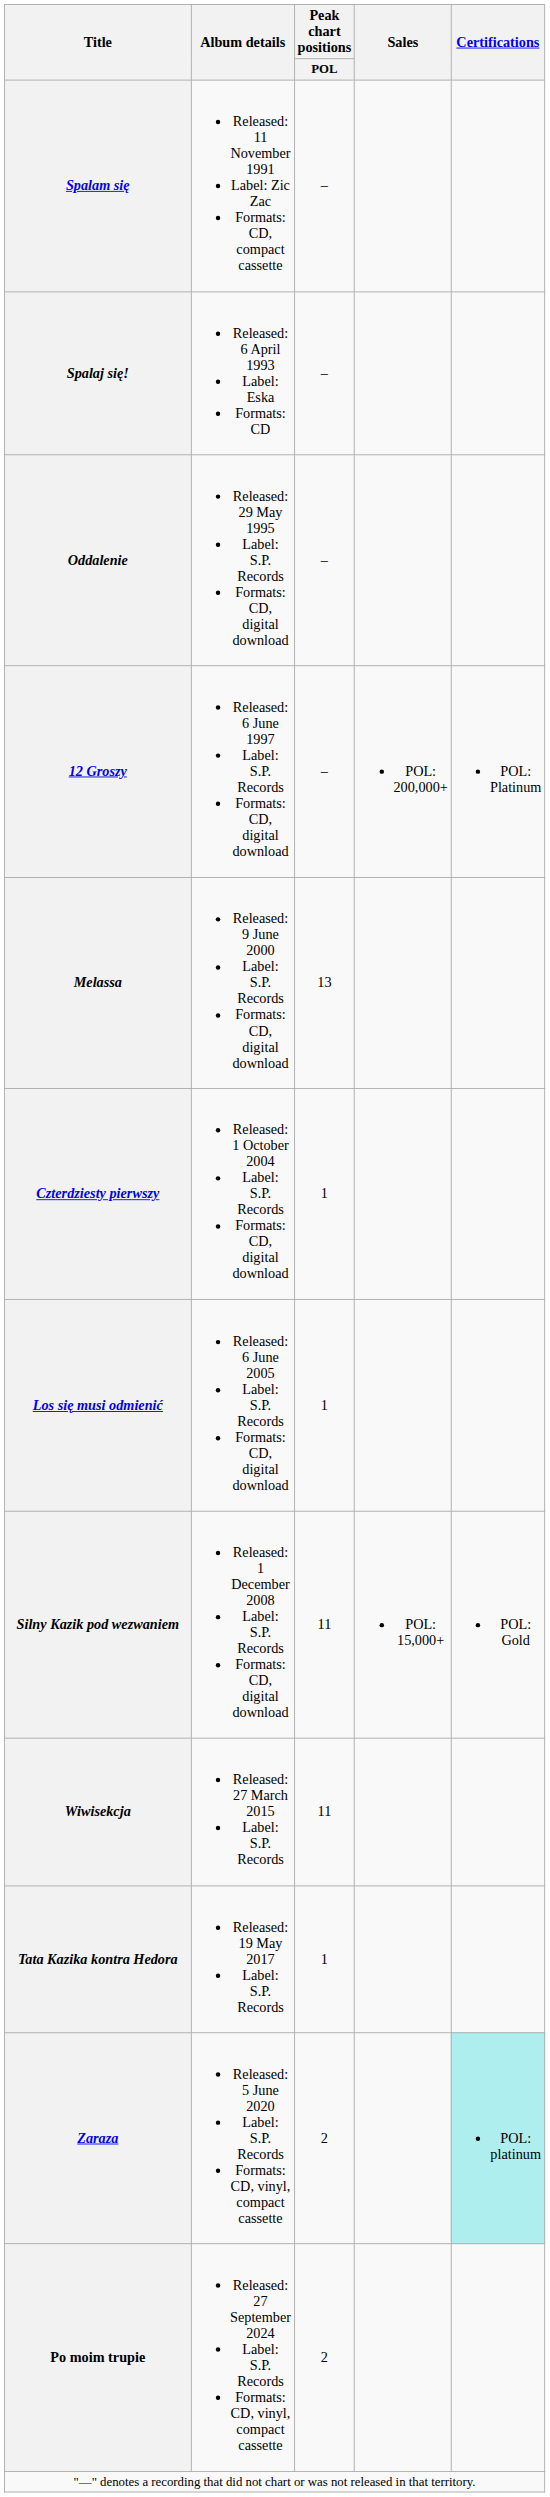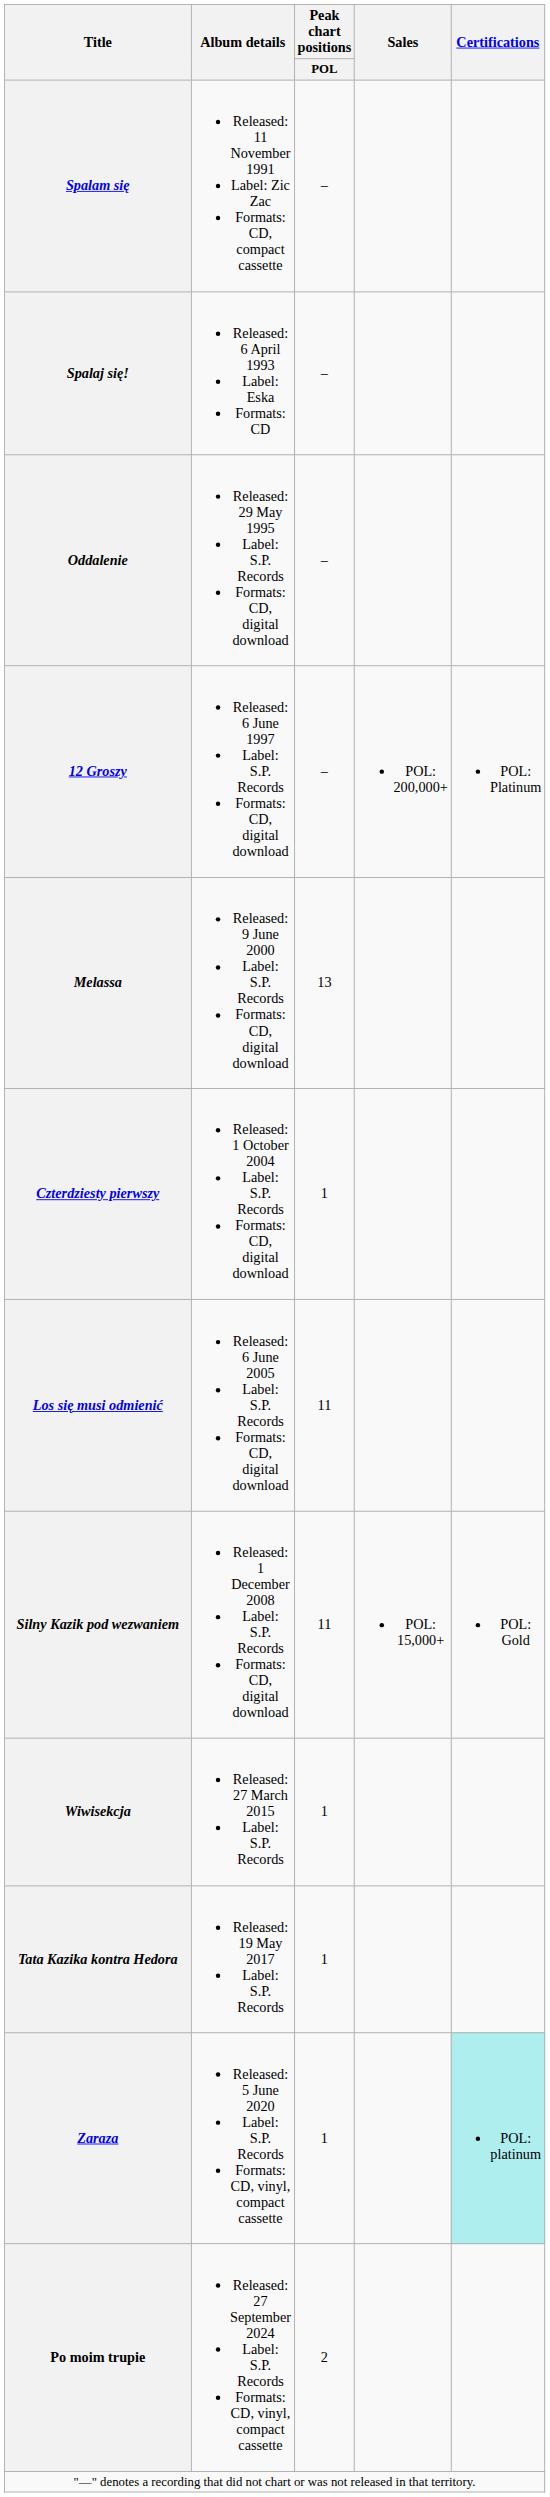(324, 1405) 1 -> (324, 1405) 11
(324, 1811) 11 -> (324, 1811) 1
(324, 2138) 2 -> (324, 2138) 1
